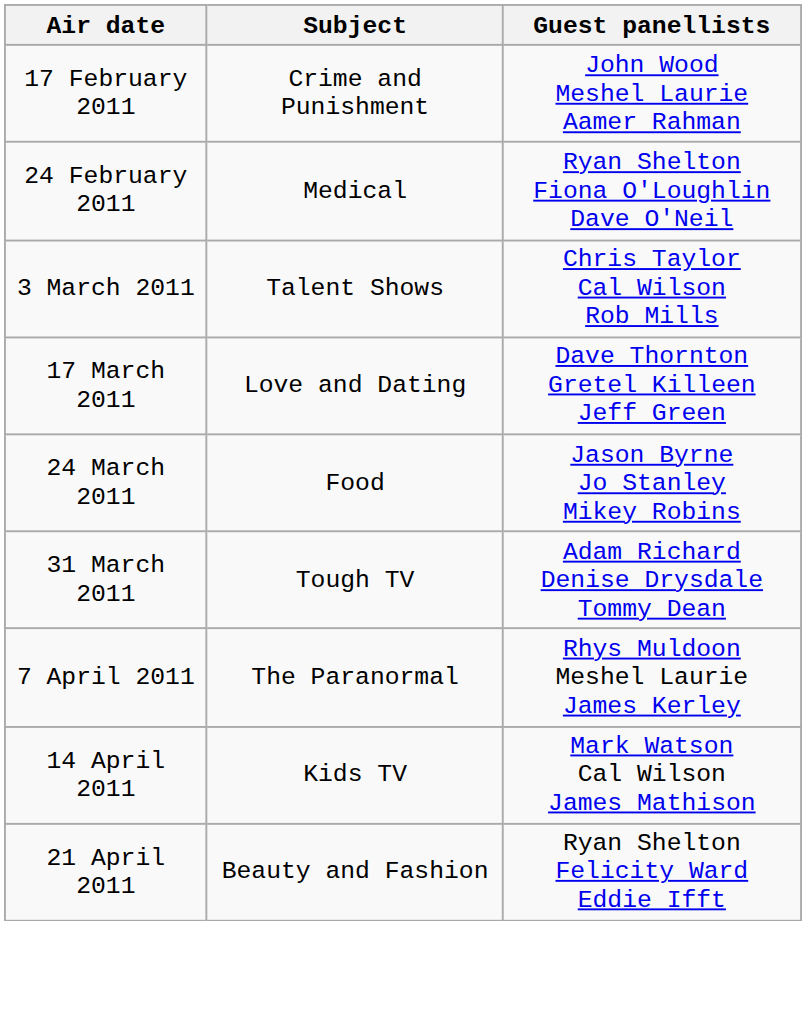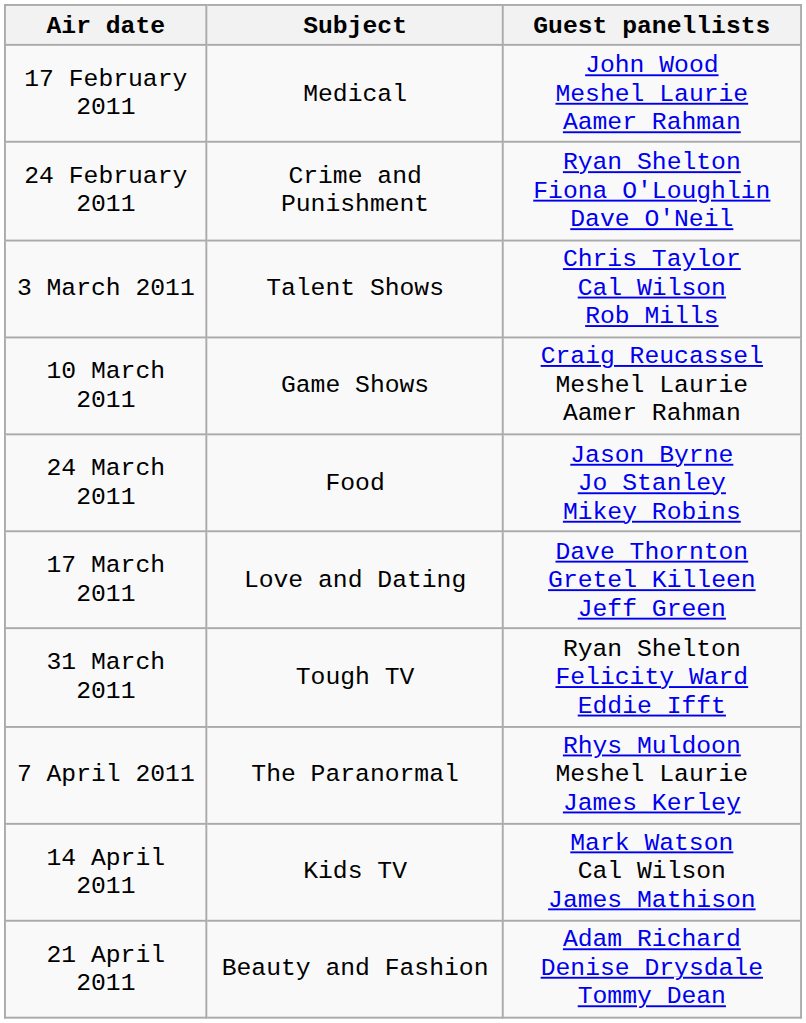(355, 94) Crime and Punishment -> (355, 94) Medical
(355, 191) Medical -> (355, 191) Crime and Punishment
+ row: (106, 386)
rows swapped: (106, 386) <-> (106, 483)
(652, 580) Adam Richard Denise Drysdale Tommy Dean -> (652, 677) Ryan Shelton Felicity Ward Eddie Ifft
(652, 872) Ryan Shelton Felicity Ward Eddie Ifft -> (652, 969) Adam Richard Denise Drysdale Tommy Dean
